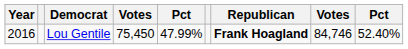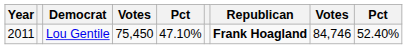(21, 34) 2016 -> (21, 34) 2011
(181, 34) 47.99% -> (180, 34) 47.10%
